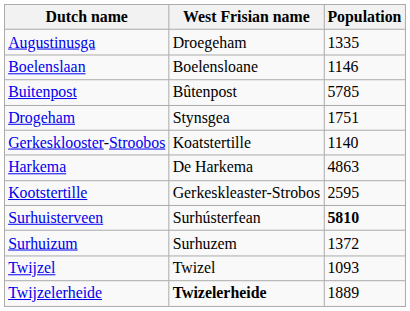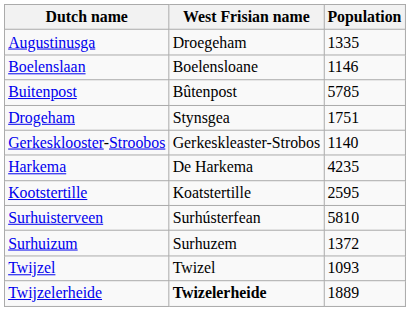(212, 142) Koatstertille -> (246, 142) Gerkeskleaster-Strobos
(343, 167) 4863 -> (343, 167) 4235
(246, 192) Gerkeskleaster-Strobos -> (212, 192) Koatstertille
(343, 218) bold -> (343, 218) normal
